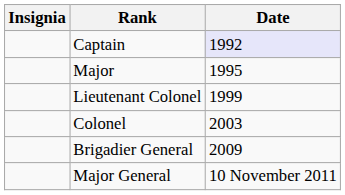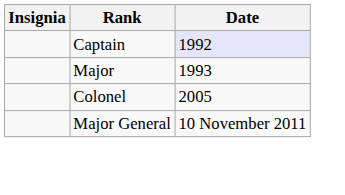(226, 70) 1995 -> (195, 70) 1993
- row: (137, 96)
(226, 123) 2003 -> (195, 96) 2005
- row: (133, 149)
